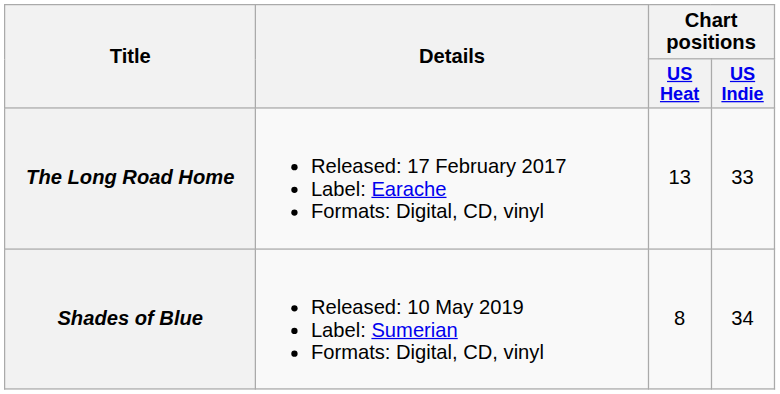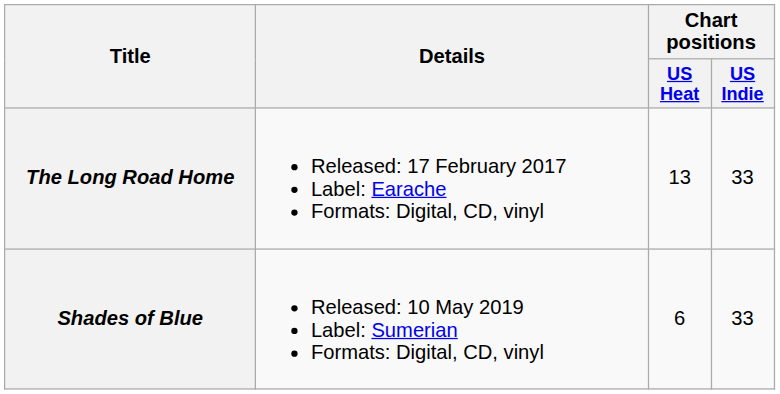(680, 318) 8 -> (680, 318) 6
(743, 318) 34 -> (743, 318) 33
